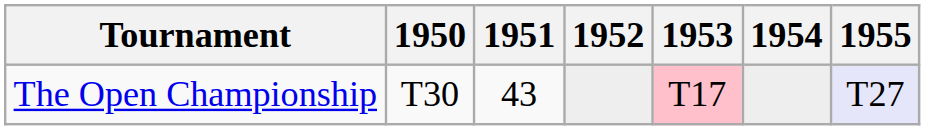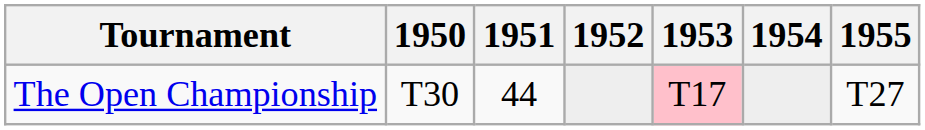(519, 94) 43 -> (519, 94) 44
(875, 94) lavender background -> (875, 94) no background
